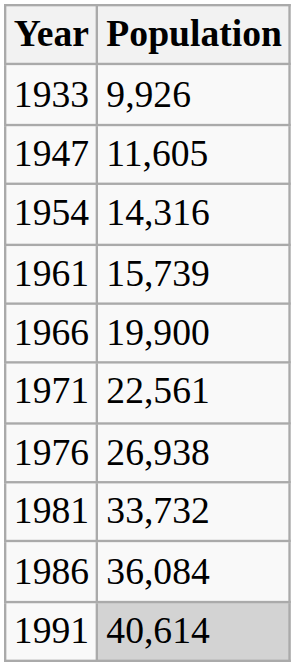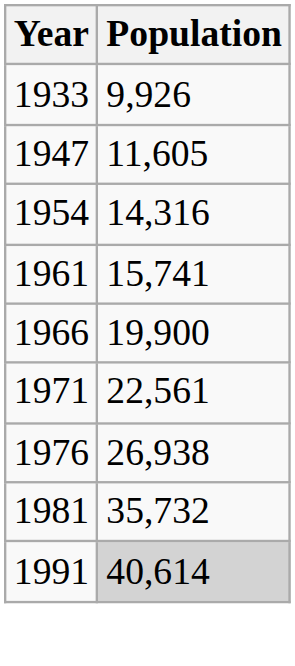(158, 272) 15,739 -> (158, 272) 15,741
(158, 511) 33,732 -> (158, 511) 35,732
- row: (51, 570)
